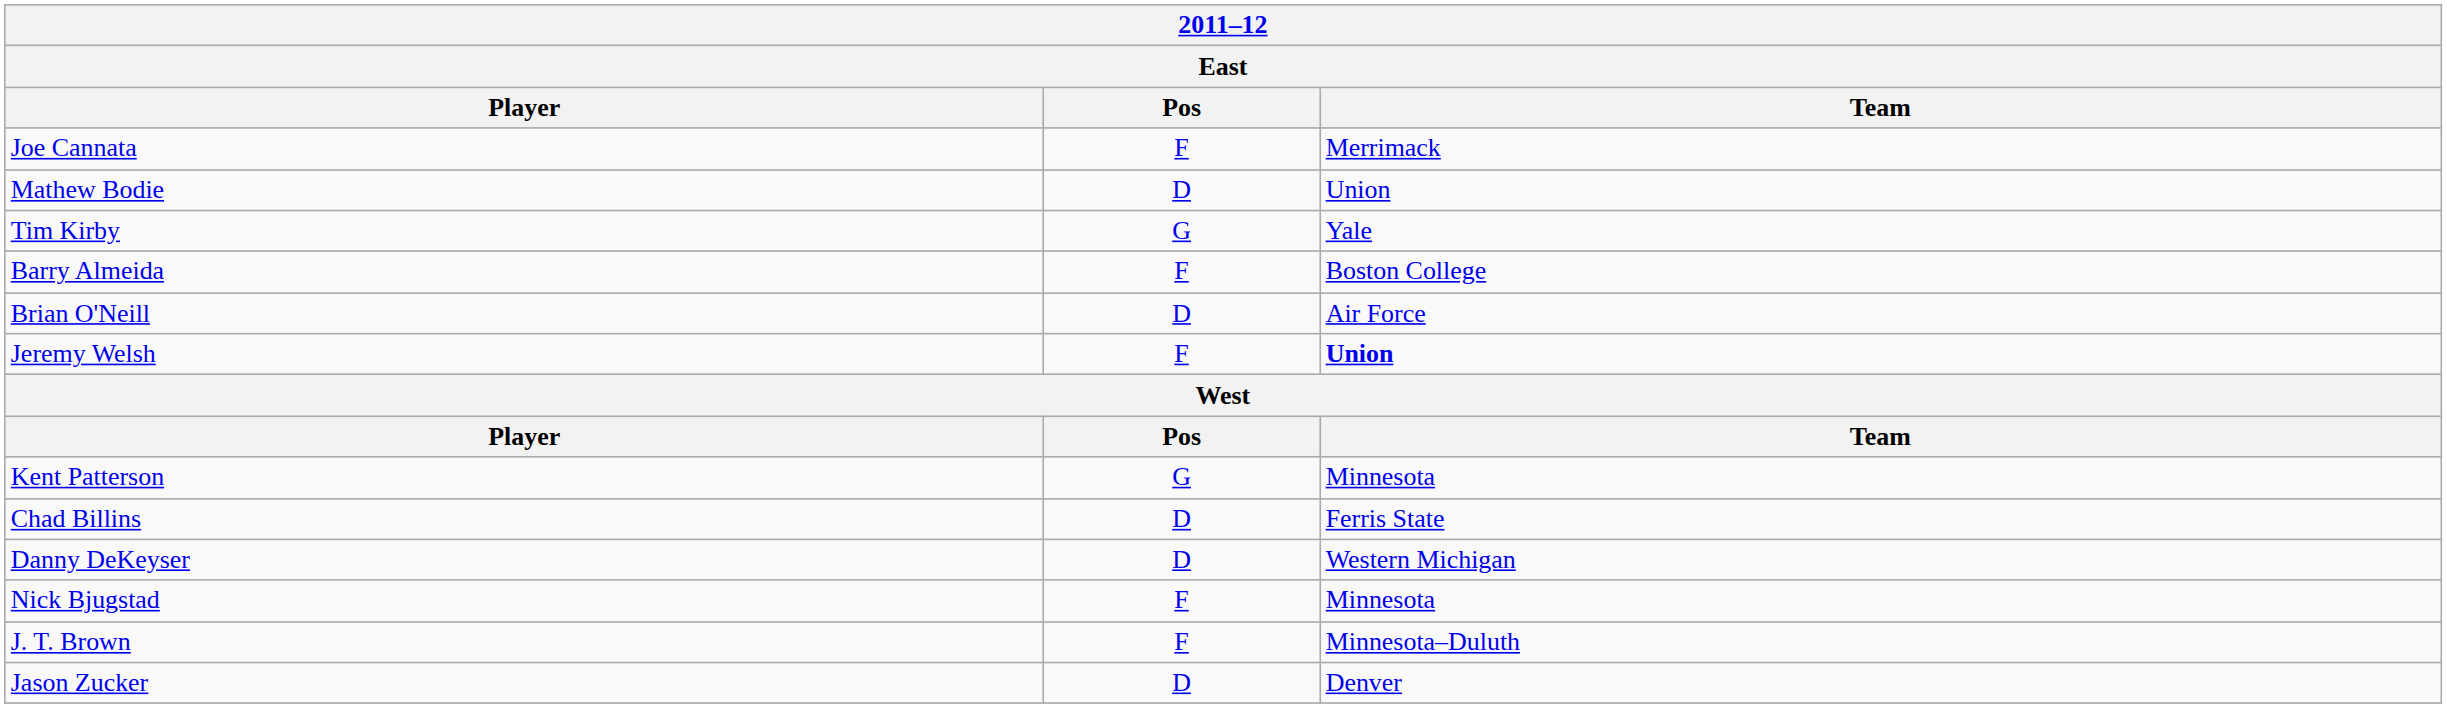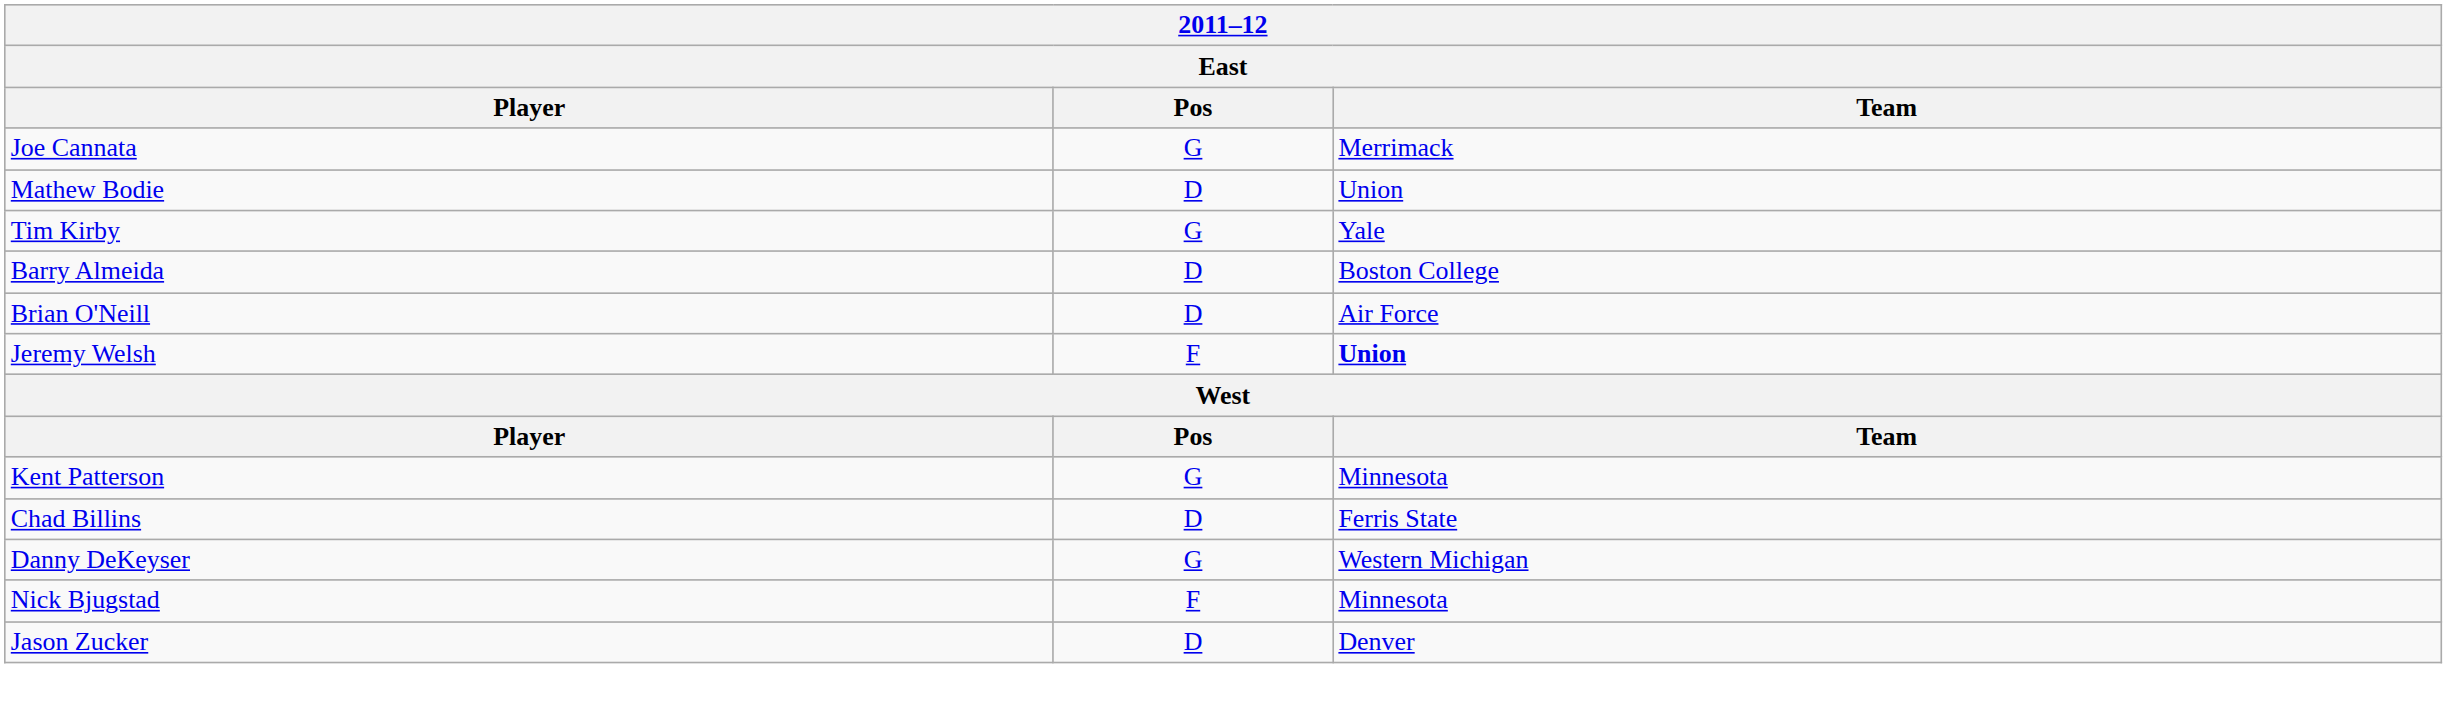(1182, 148) F -> (1193, 148) G
(1182, 271) F -> (1193, 271) D
(1182, 559) D -> (1193, 559) G
- row: (71, 641)
